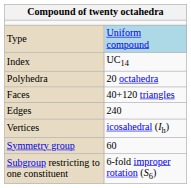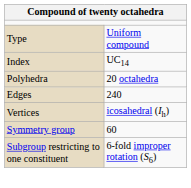(128, 38) lightblue background -> (128, 38) no background
- row: (18, 95)
